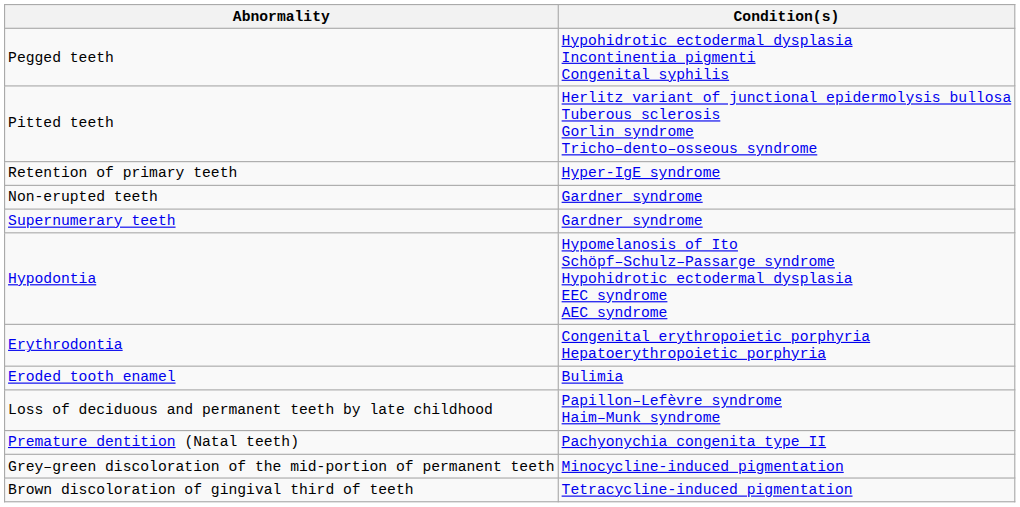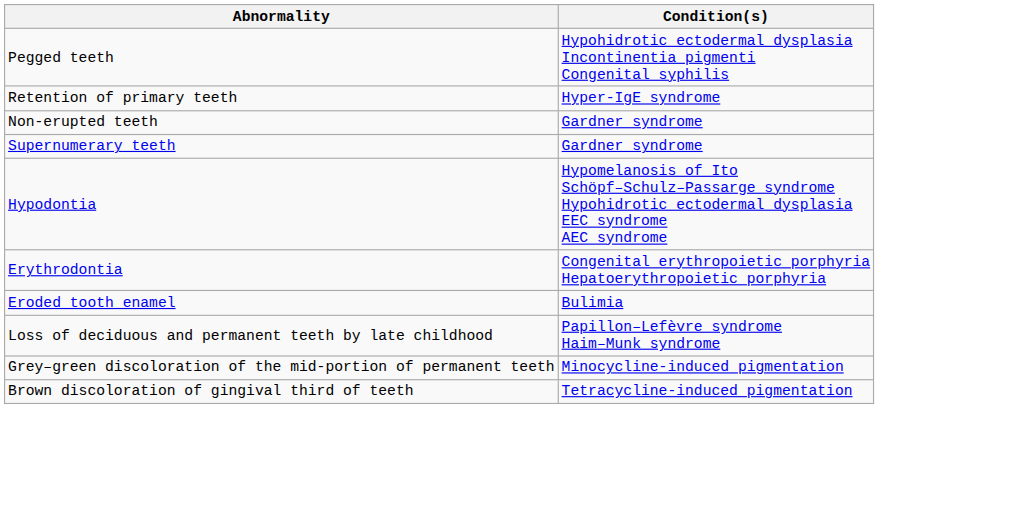- row: (61, 124)
- row: (154, 442)
